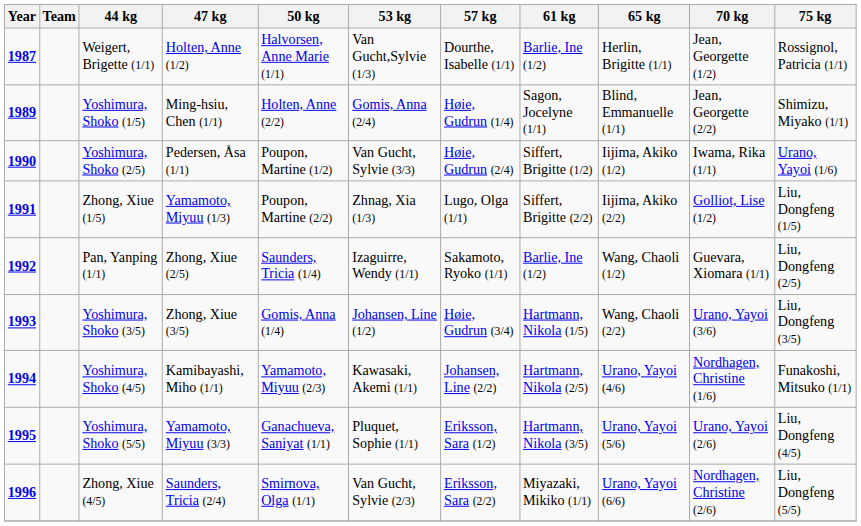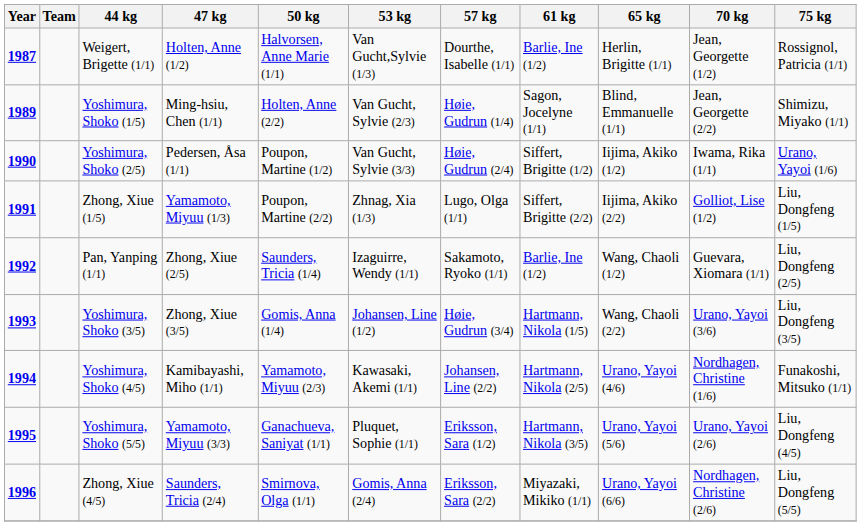(389, 113) Gomis, Anna (2/4) -> (384, 113) Van Gucht, Sylvie (2/3)
(384, 492) Van Gucht, Sylvie (2/3) -> (389, 492) Gomis, Anna (2/4)
